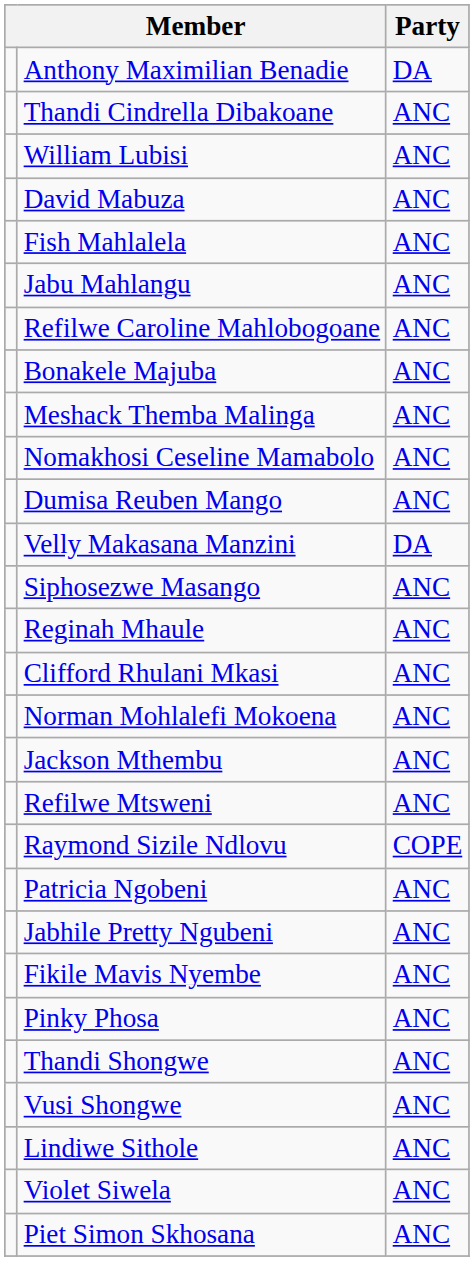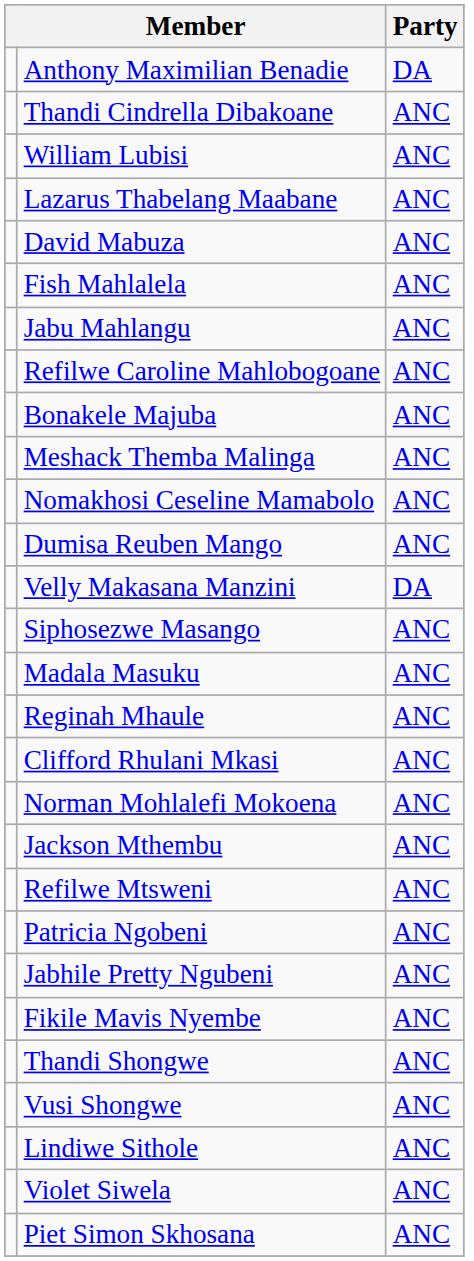+ row: (180, 198)
+ row: (112, 673)
- row: (155, 845)
- row: (91, 1018)
